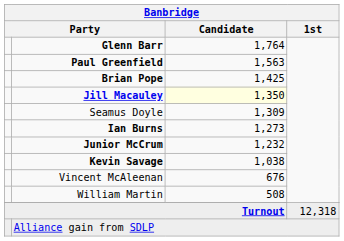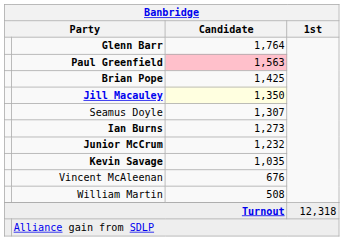(269, 62) no background -> (269, 62) pink background
(269, 112) 1,309 -> (269, 112) 1,307
(269, 161) 1,038 -> (269, 161) 1,035
